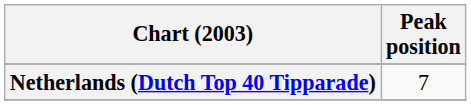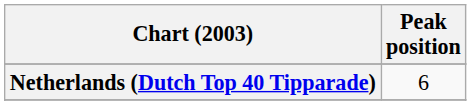(423, 81) 7 -> (423, 81) 6
